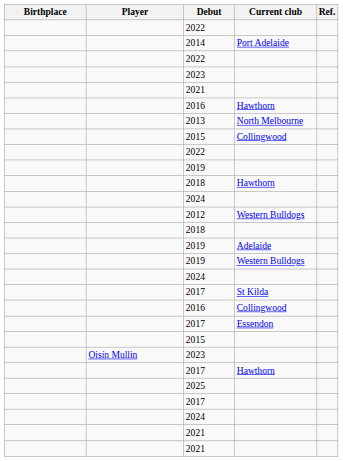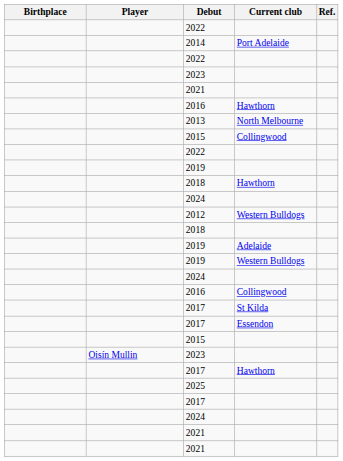rows swapped: (195, 308) <-> (195, 293)
